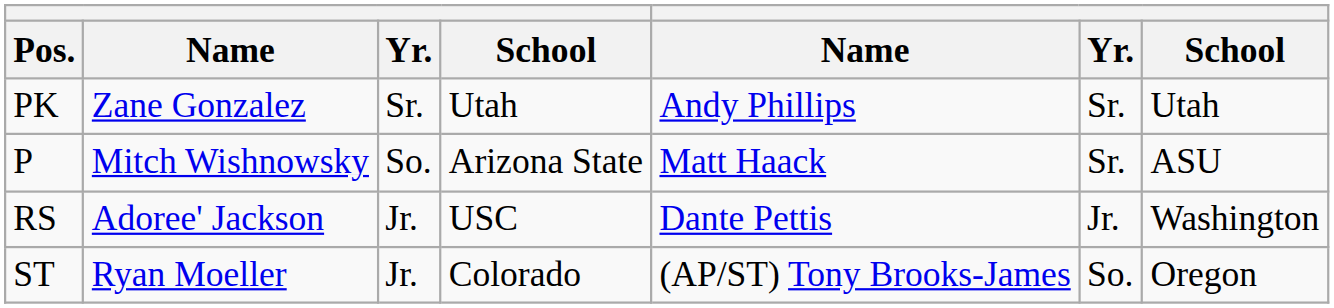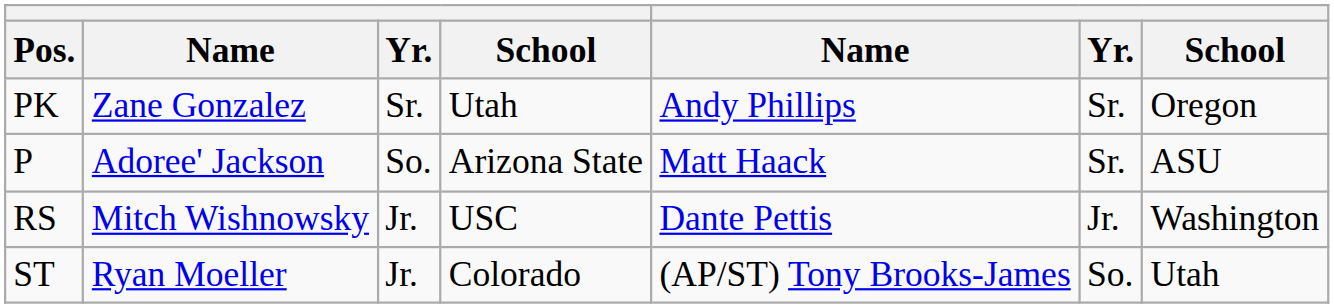(1185, 105) Utah -> (1204, 105) Oregon
(230, 161) Mitch Wishnowsky -> (208, 161) Adoree' Jackson
(208, 218) Adoree' Jackson -> (230, 218) Mitch Wishnowsky
(1204, 274) Oregon -> (1185, 274) Utah
